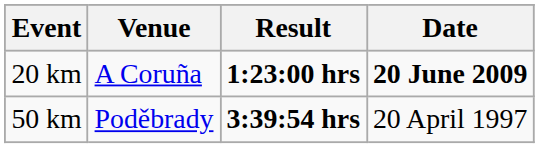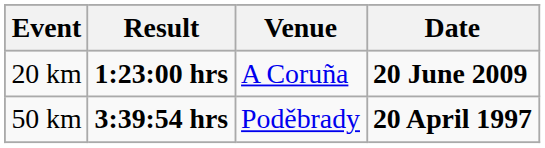columns swapped: (293, 27) <-> (154, 27)
(450, 119) normal -> (452, 119) bold
